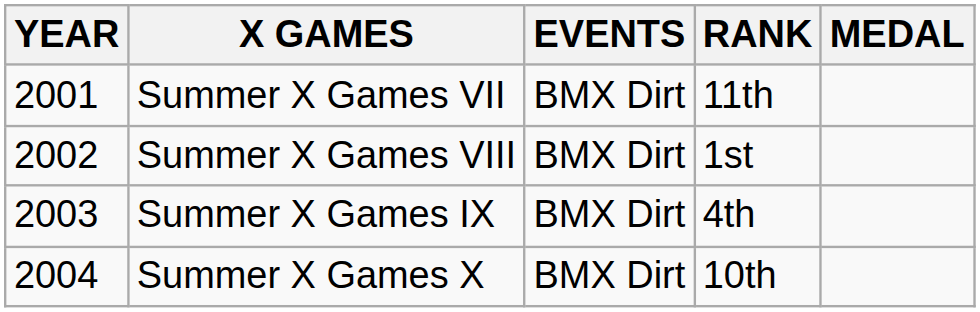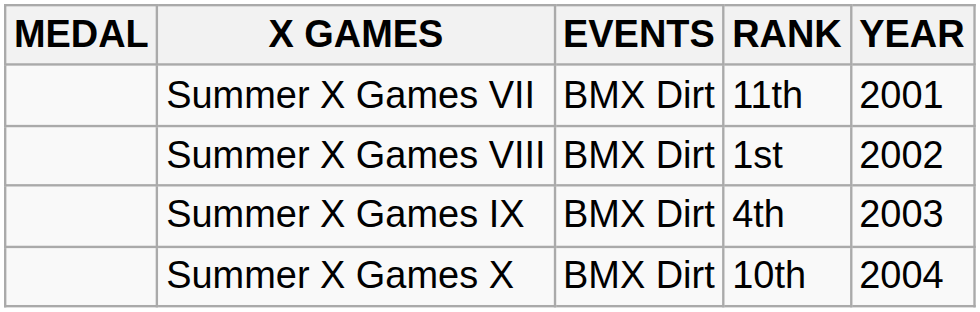columns swapped: (67, 34) <-> (897, 34)
